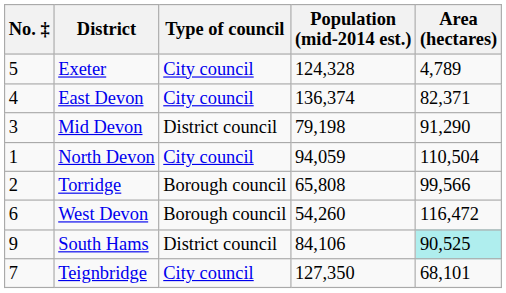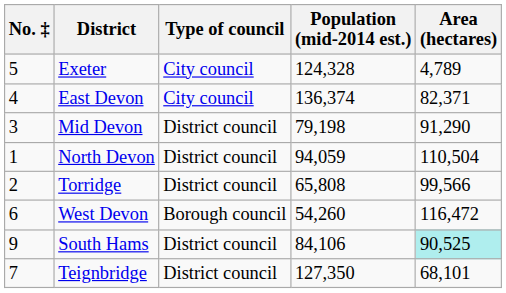(208, 156) City council -> (220, 156) District council
(225, 185) Borough council -> (220, 185) District council
(208, 273) City council -> (220, 273) District council
